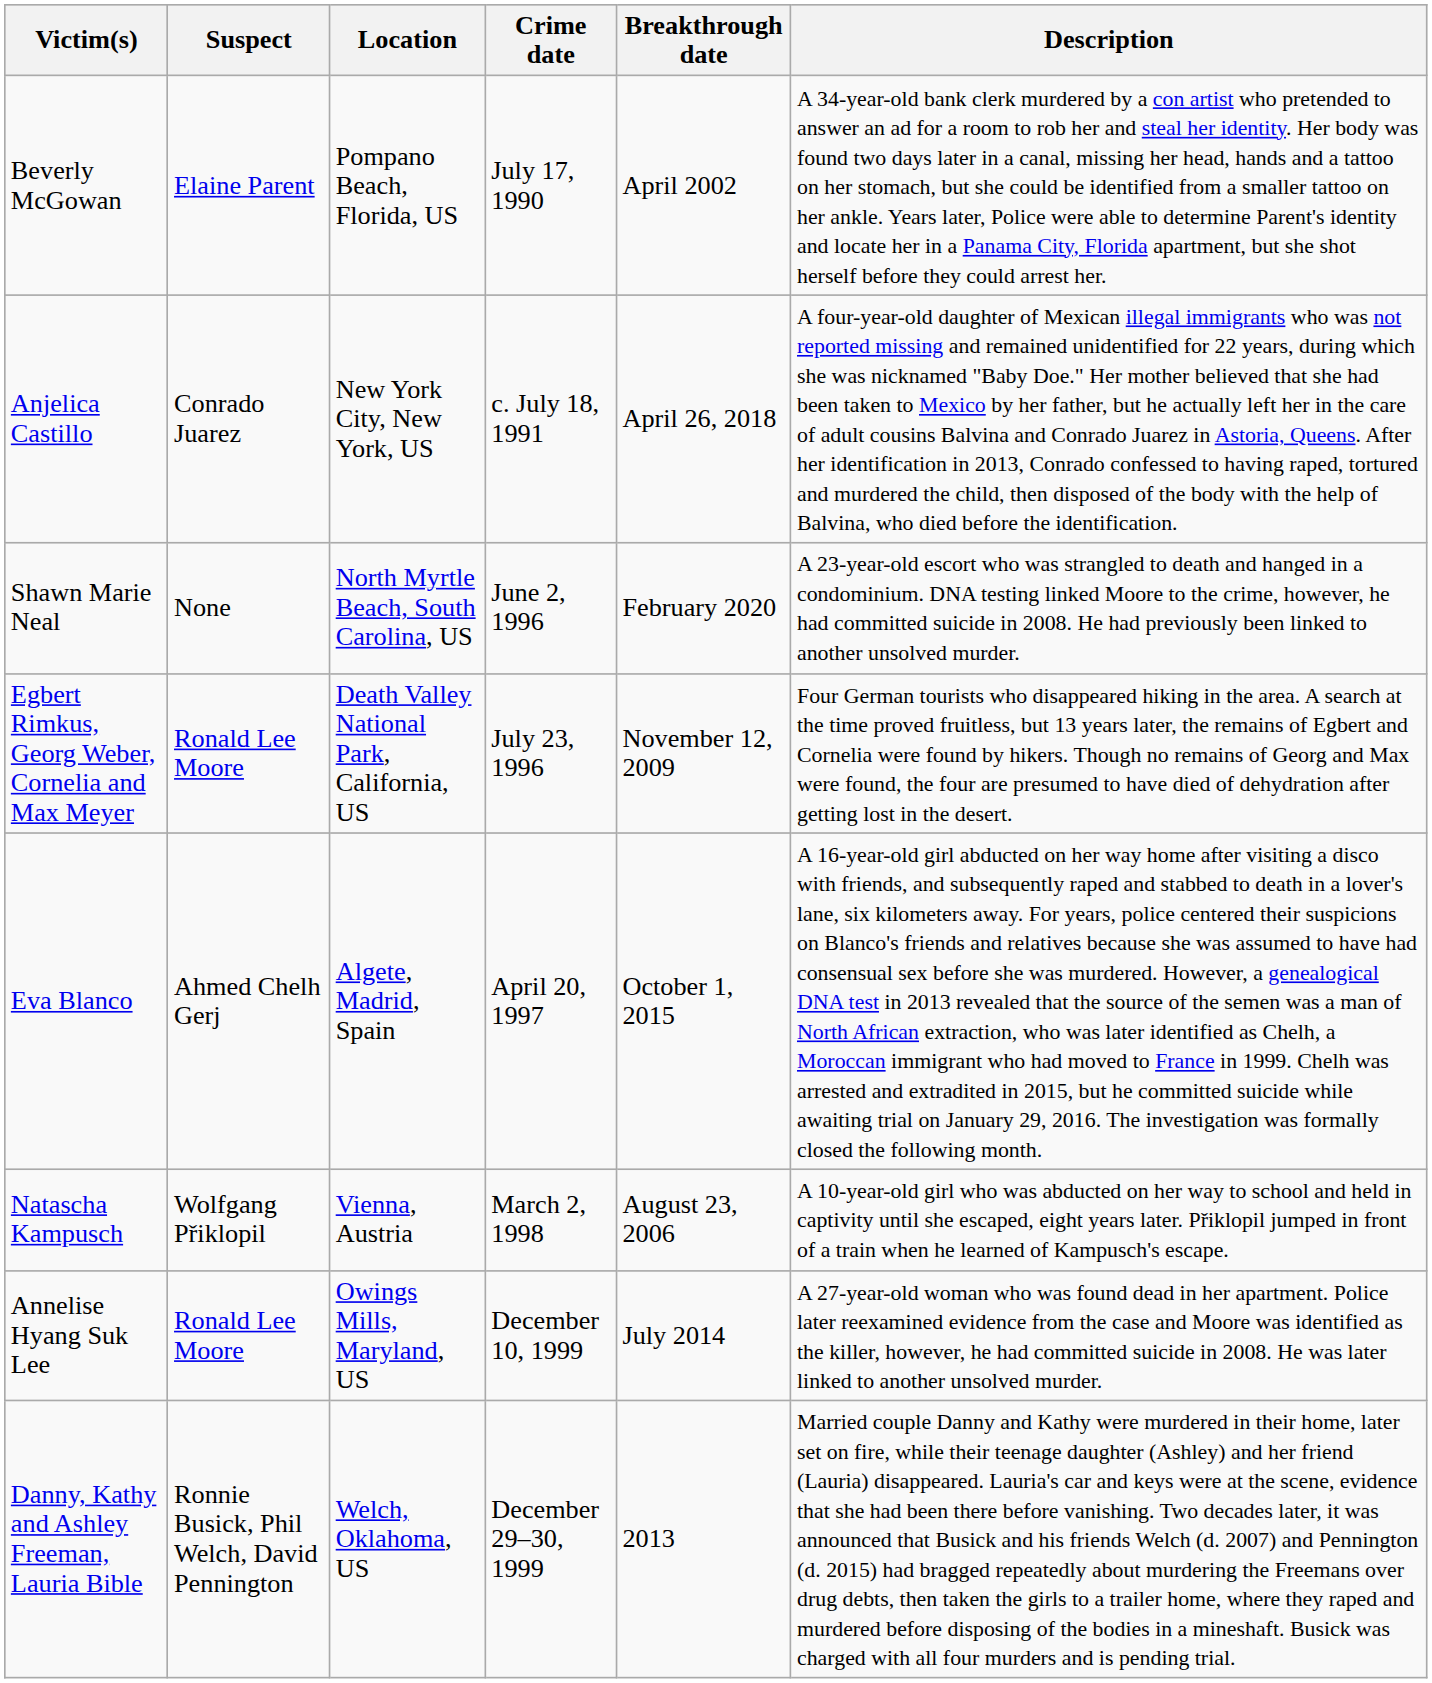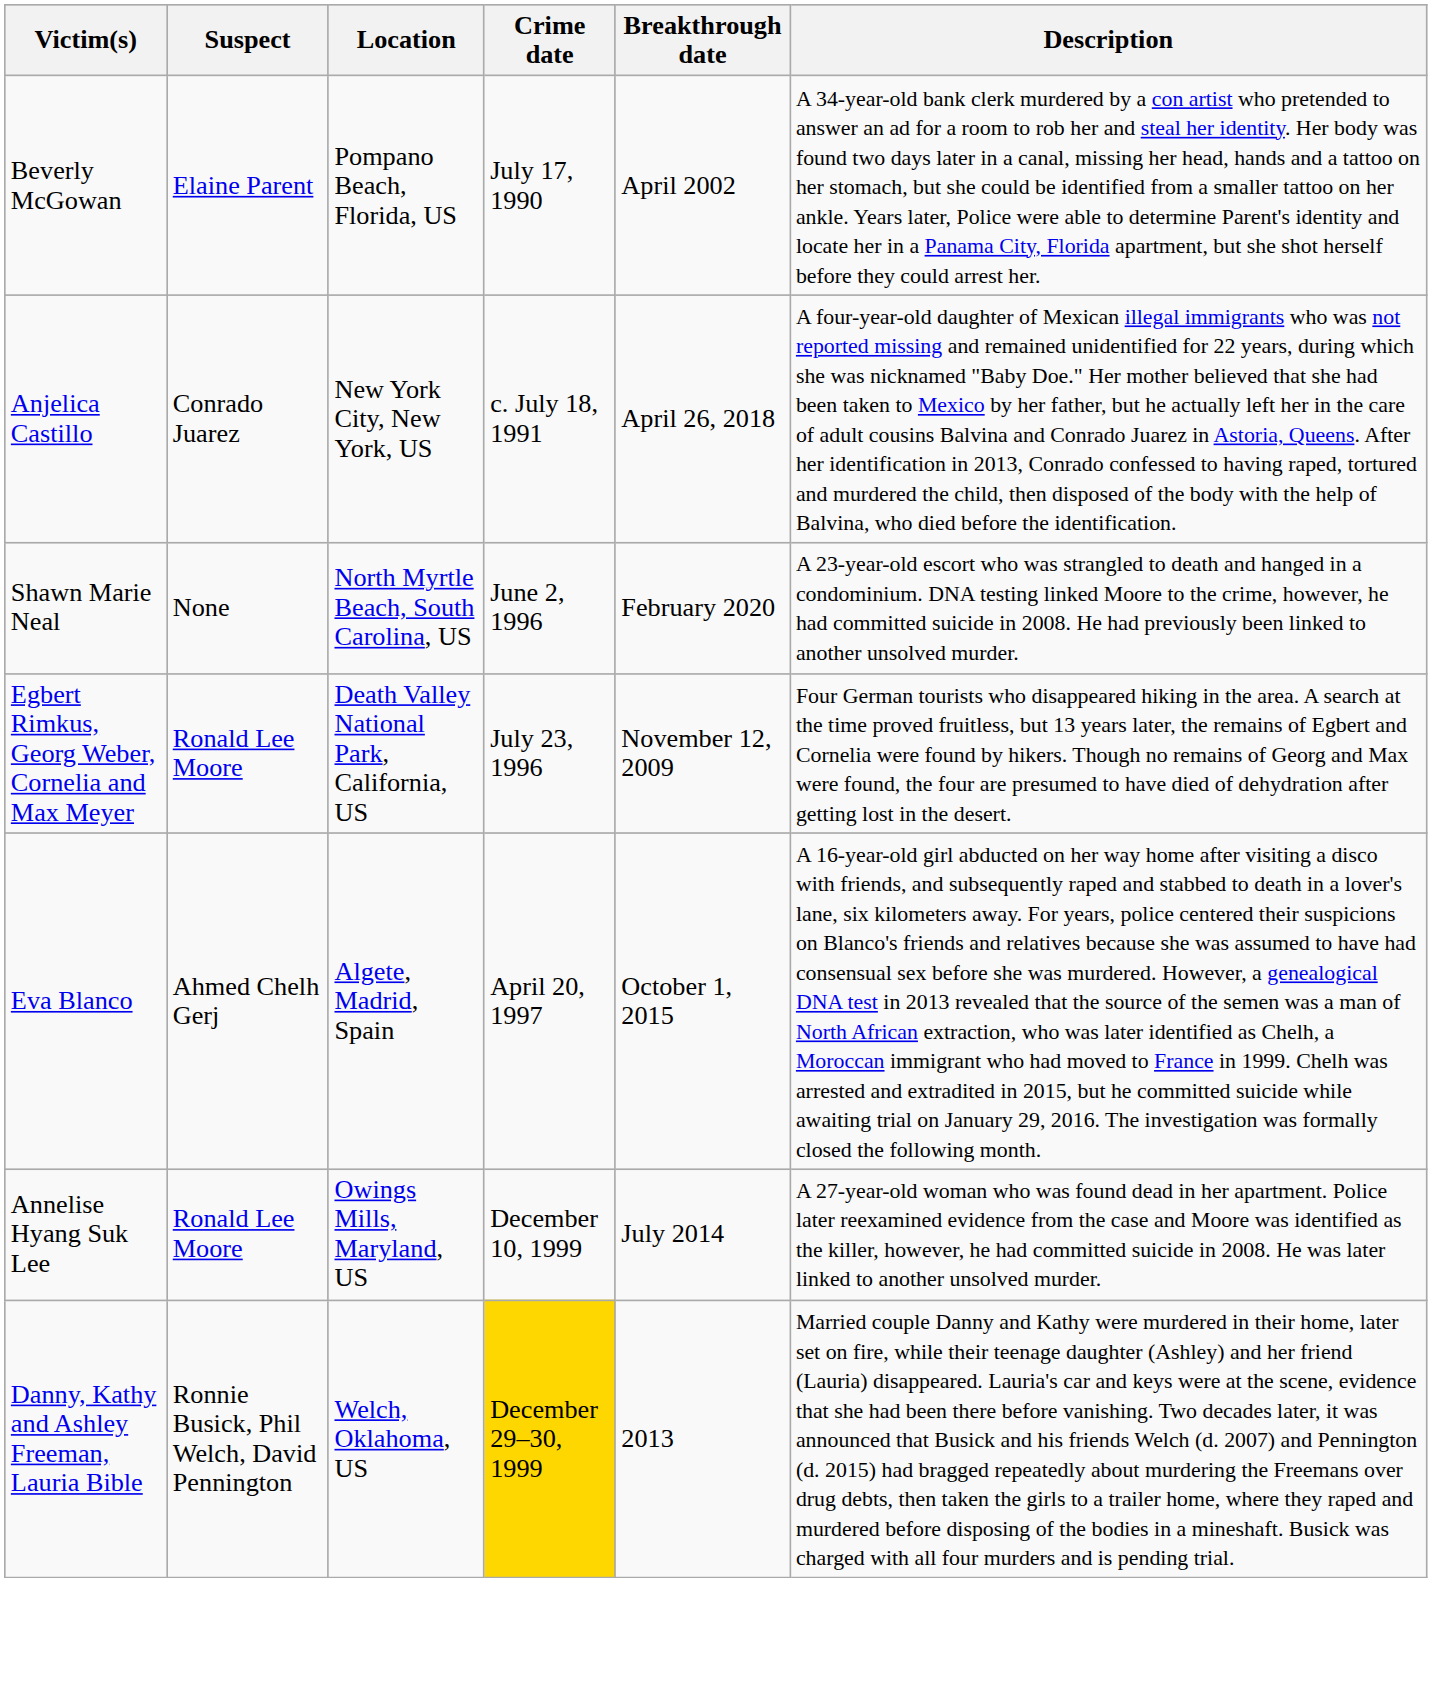- row: (67, 1219)
(545, 1539) no background -> (544, 1438) gold background
